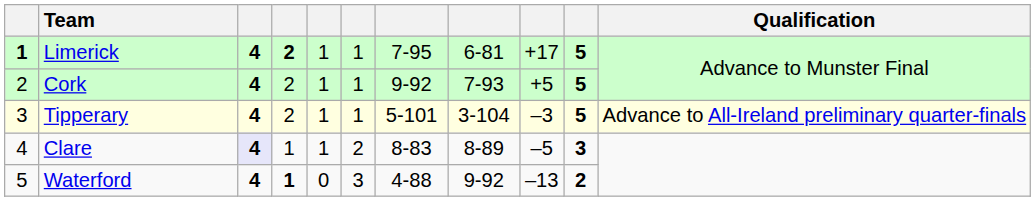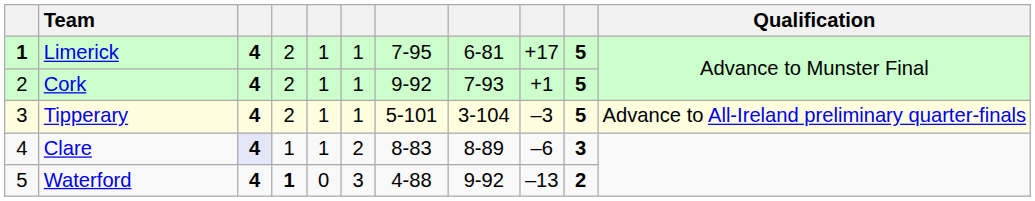(289, 52) bold -> (289, 52) normal
(542, 84) +5 -> (542, 84) +1
(542, 148) –5 -> (542, 148) –6
